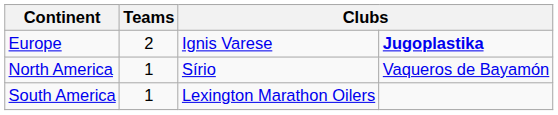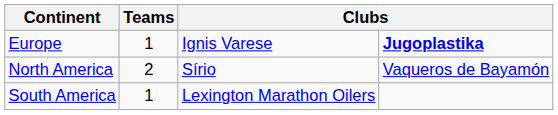(149, 43) 2 -> (149, 43) 1
(149, 69) 1 -> (149, 69) 2
